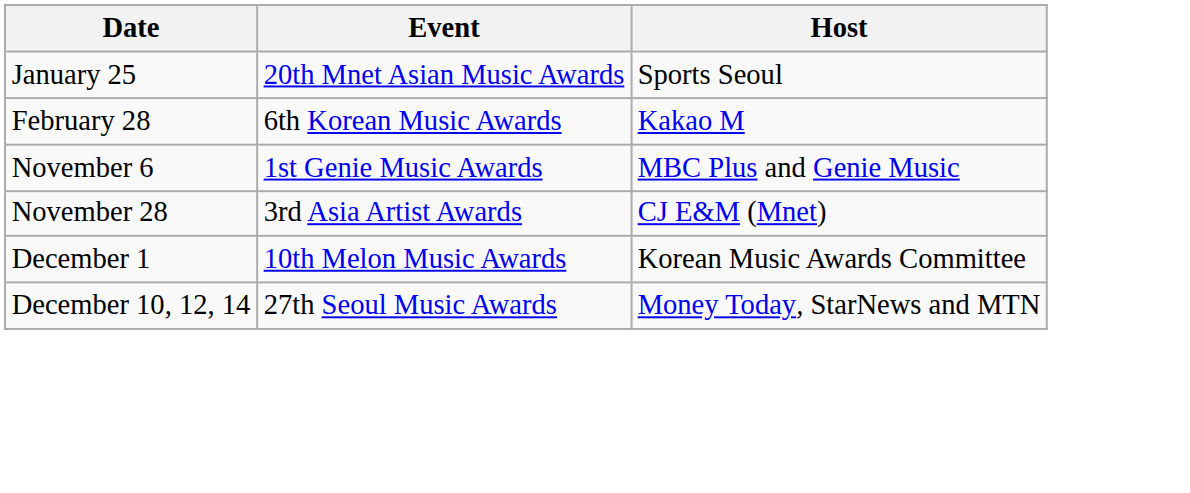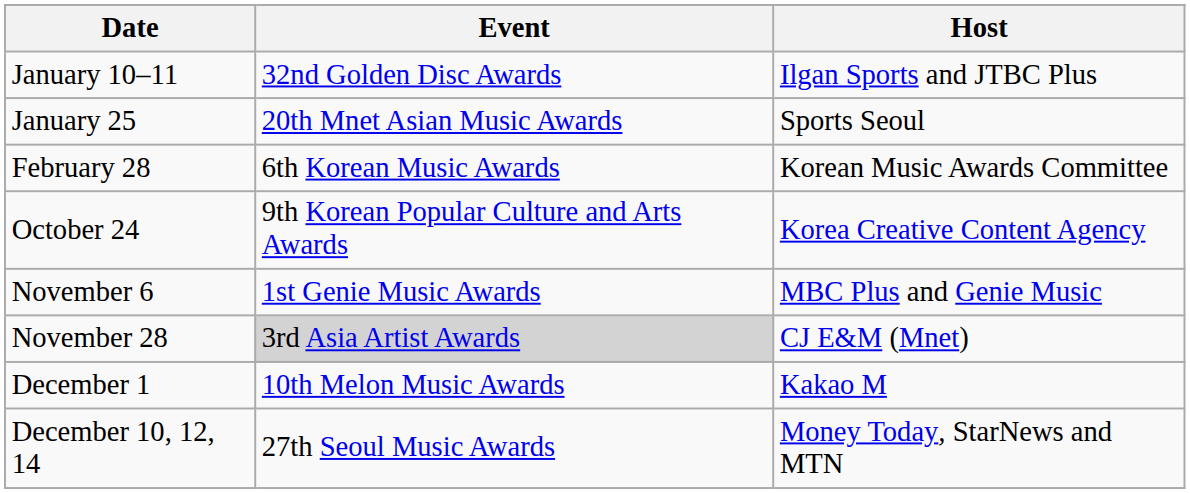+ row: (95, 73)
(691, 120) Kakao M -> (974, 166) Korean Music Awards Committee
+ row: (75, 229)
(393, 212) no background -> (391, 338) lightgrey background
(832, 258) Korean Music Awards Committee -> (833, 384) Kakao M
